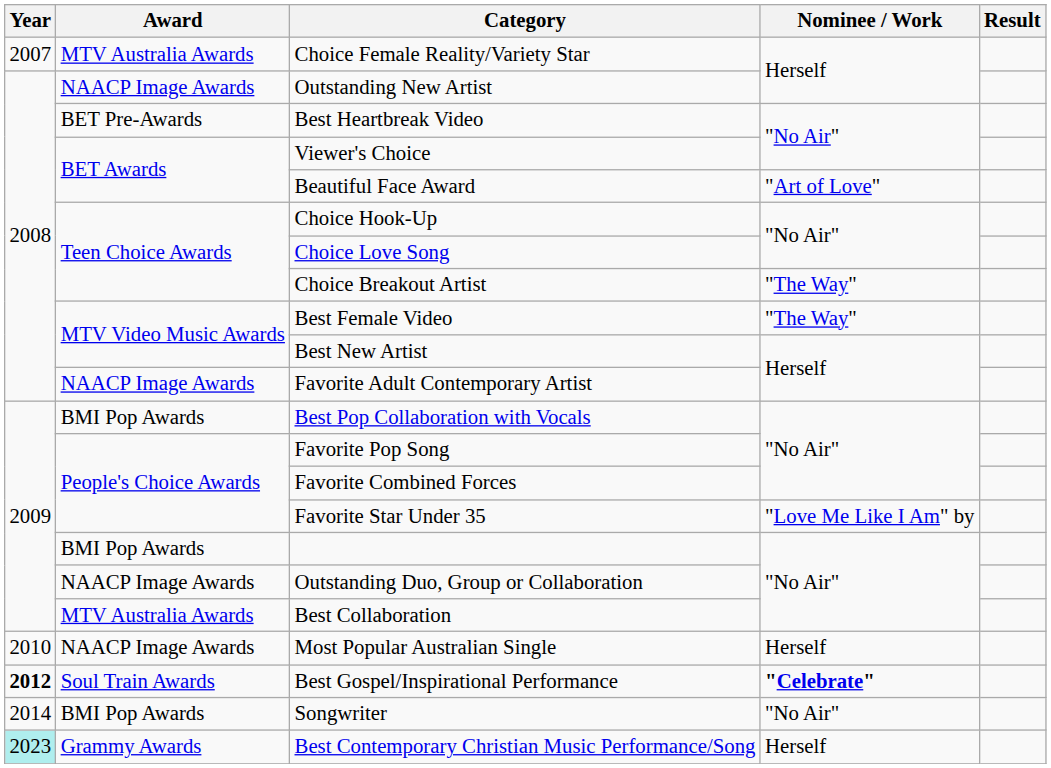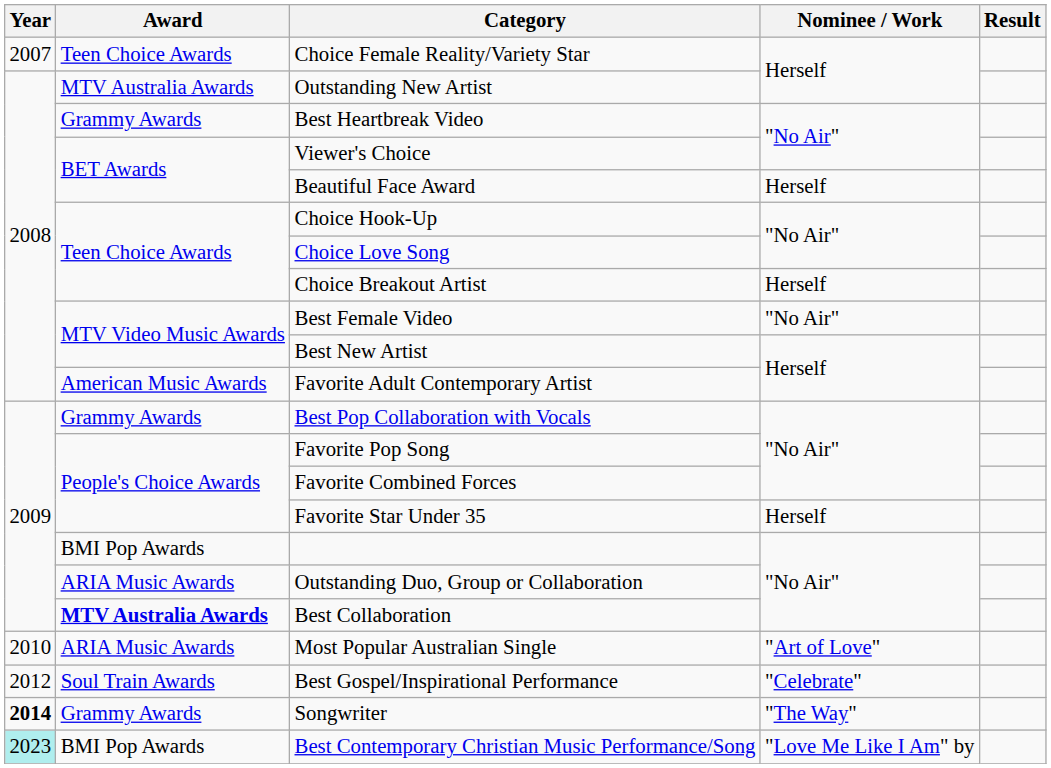(157, 53) MTV Australia Awards -> (146, 53) Teen Choice Awards
(158, 86) NAACP Image Awards -> (157, 86) MTV Australia Awards
(131, 119) BET Pre-Awards -> (131, 119) Grammy Awards
(823, 185) "Art of Love" -> (796, 185) Herself
(811, 284) "The Way" -> (796, 284) Herself
(811, 317) "The Way" -> (802, 317) "No Air"
(158, 383) NAACP Image Awards -> (164, 383) American Music Awards
(132, 416) BMI Pop Awards -> (131, 416) Grammy Awards
(870, 515) "Love Me Like I Am" by -> (796, 515) Herself
(158, 581) NAACP Image Awards -> (147, 581) ARIA Music Awards
(157, 614) normal -> (164, 614) bold
(158, 647) NAACP Image Awards -> (147, 647) ARIA Music Awards
(796, 647) Herself -> (823, 647) "Art of Love"
(30, 680) bold -> (30, 680) normal
(820, 680) bold -> (813, 680) normal
(30, 713) normal -> (30, 713) bold
(132, 713) BMI Pop Awards -> (131, 713) Grammy Awards
(802, 713) "No Air" -> (811, 713) "The Way"
(131, 746) Grammy Awards -> (132, 746) BMI Pop Awards
(796, 746) Herself -> (870, 746) "Love Me Like I Am" by
